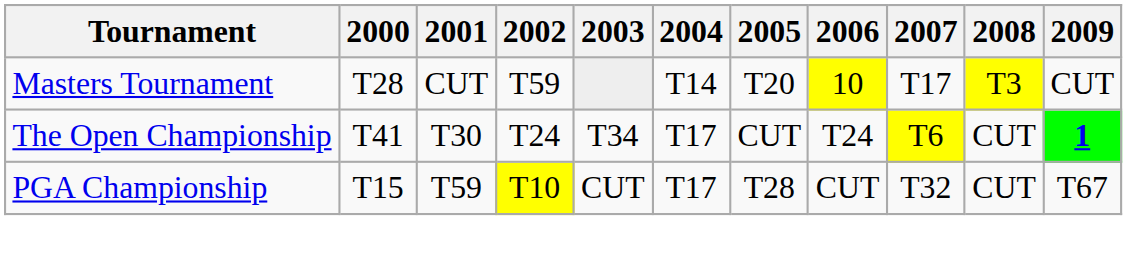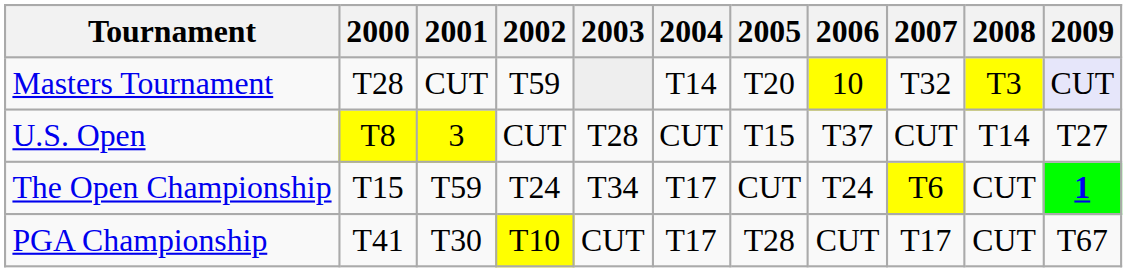(926, 83) T17 -> (926, 83) T32
(1082, 83) no background -> (1082, 83) lavender background
+ row: (79, 135)
(378, 135) T41 -> (378, 188) T15
(456, 135) T30 -> (456, 188) T59
(378, 188) T15 -> (378, 240) T41
(456, 188) T59 -> (456, 240) T30
(926, 188) T32 -> (926, 240) T17
